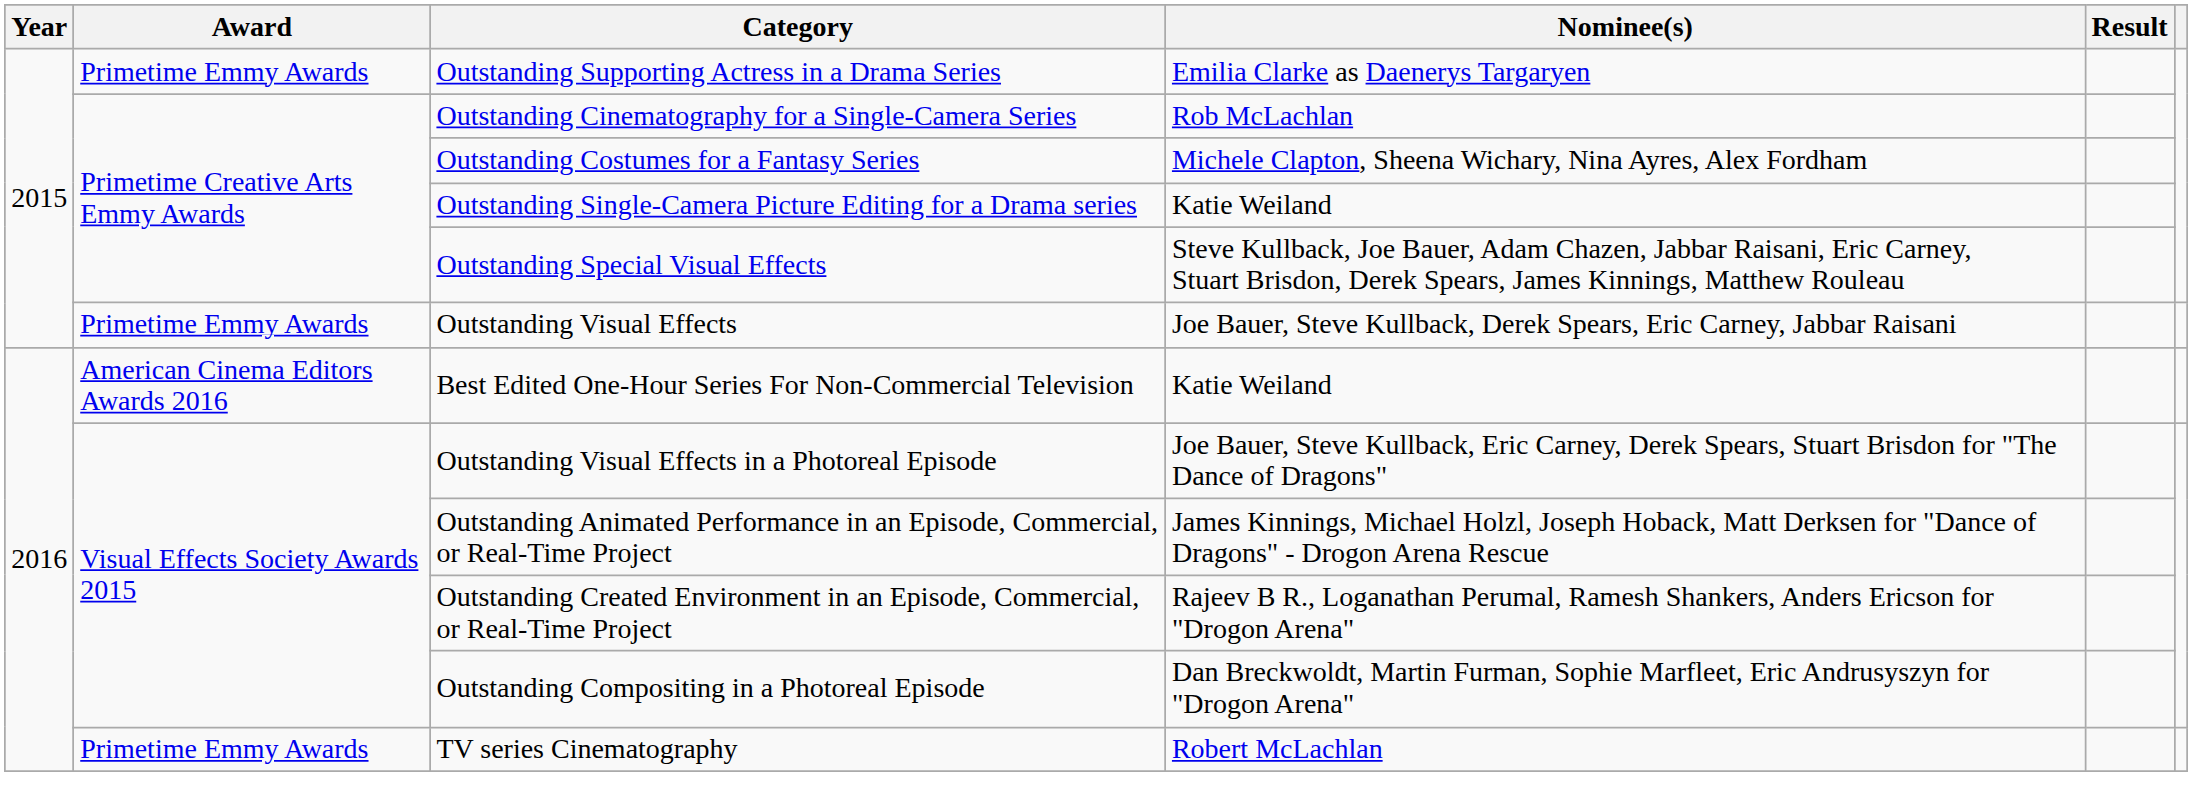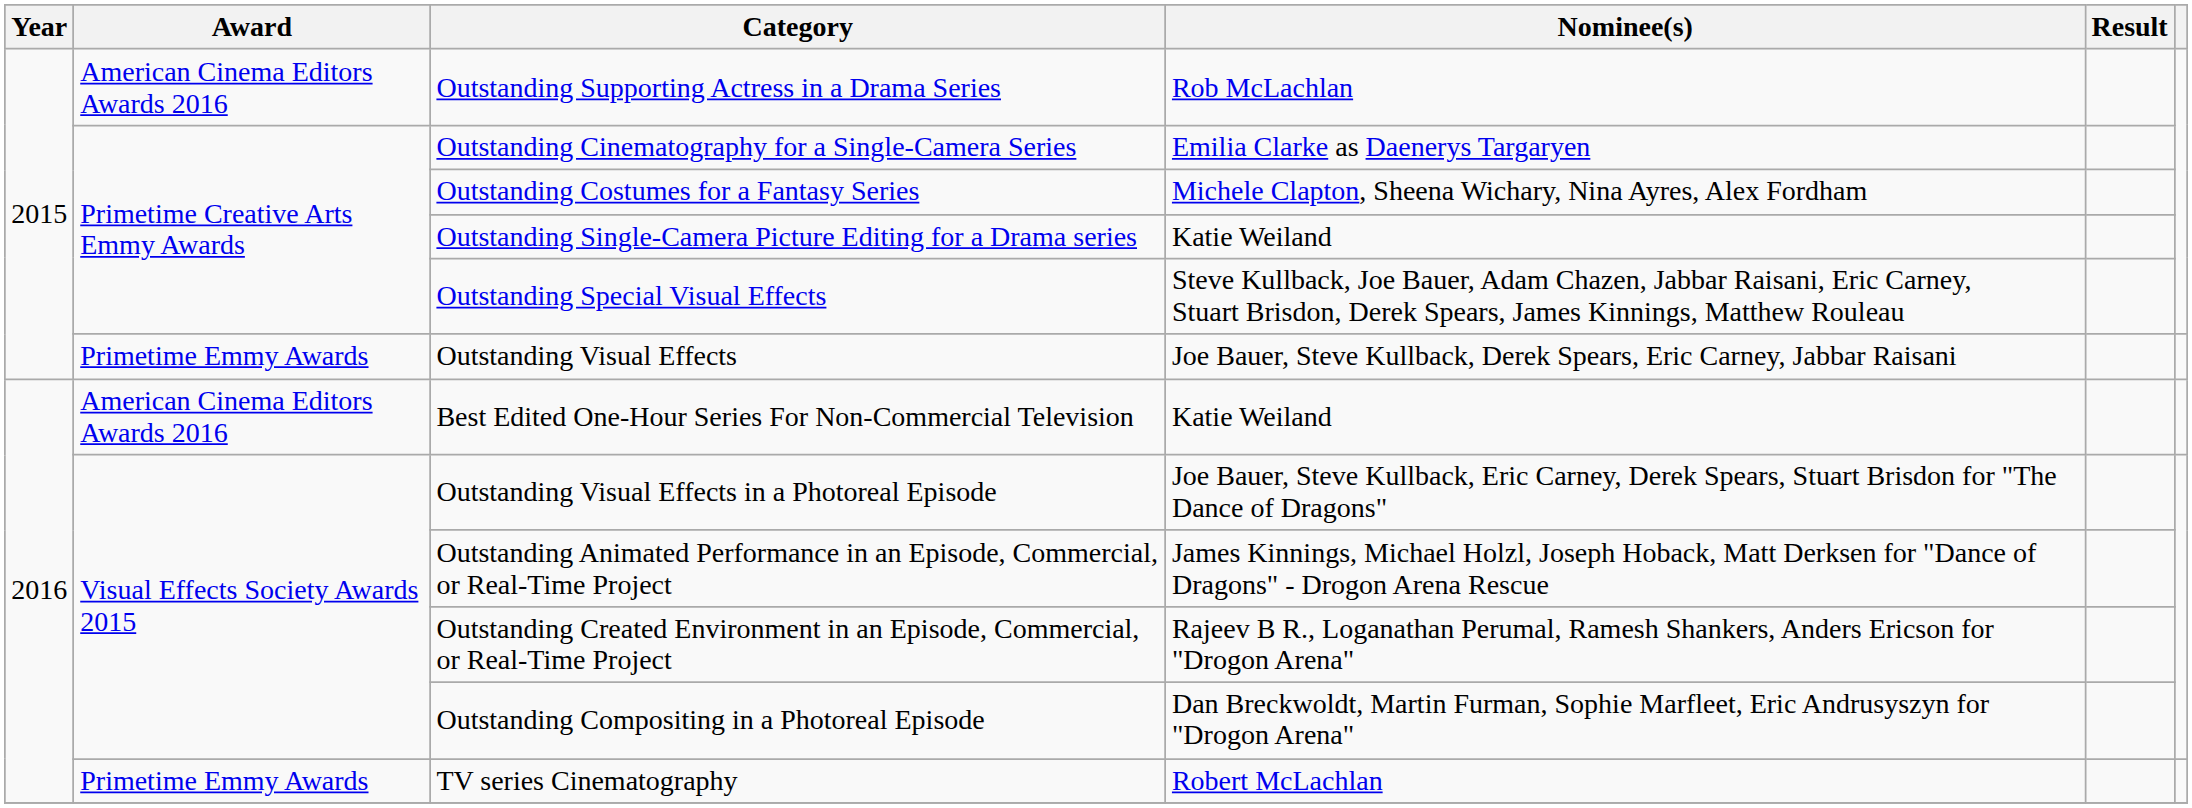(224, 71) Primetime Emmy Awards -> (226, 86) American Cinema Editors Awards 2016
(1381, 71) Emilia Clarke as Daenerys Targaryen -> (1263, 86) Rob McLachlan
(1263, 115) Rob McLachlan -> (1381, 147) Emilia Clarke as Daenerys Targaryen
